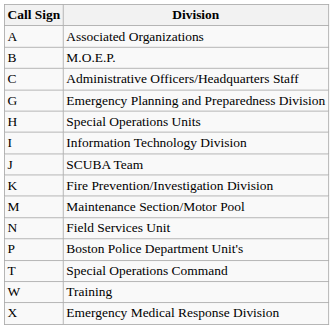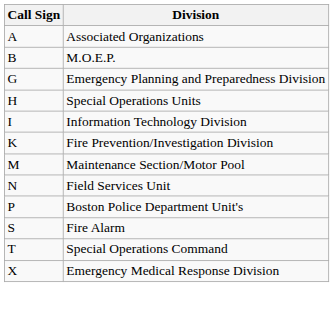- row: (183, 79)
- row: (105, 164)
+ row: (96, 228)
- row: (89, 292)
